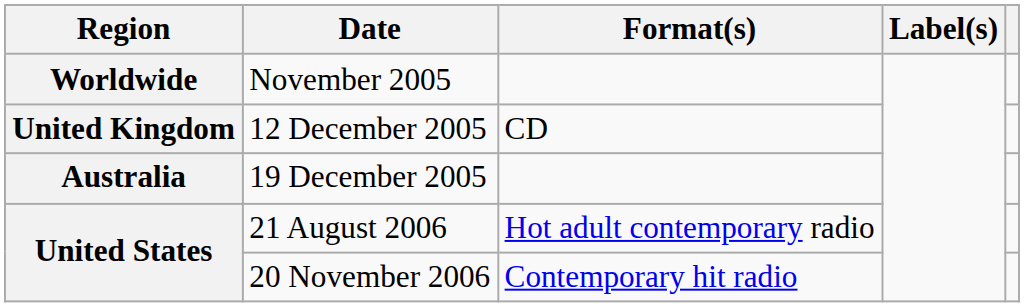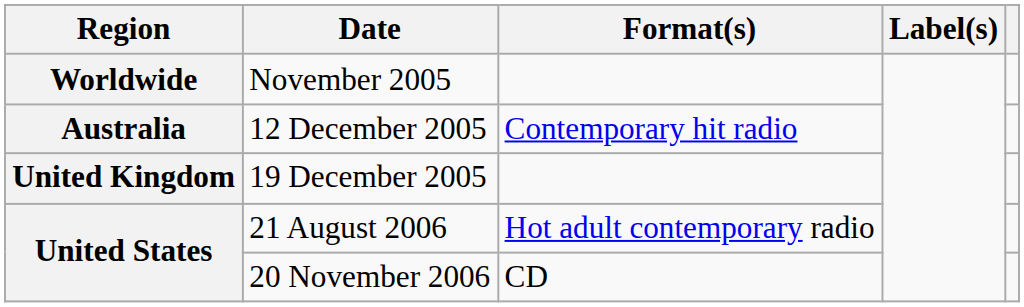(124, 128) United Kingdom -> (124, 128) Australia
(526, 128) CD -> (651, 128) Contemporary hit radio
(124, 177) Australia -> (124, 177) United Kingdom
(651, 276) Contemporary hit radio -> (526, 276) CD
